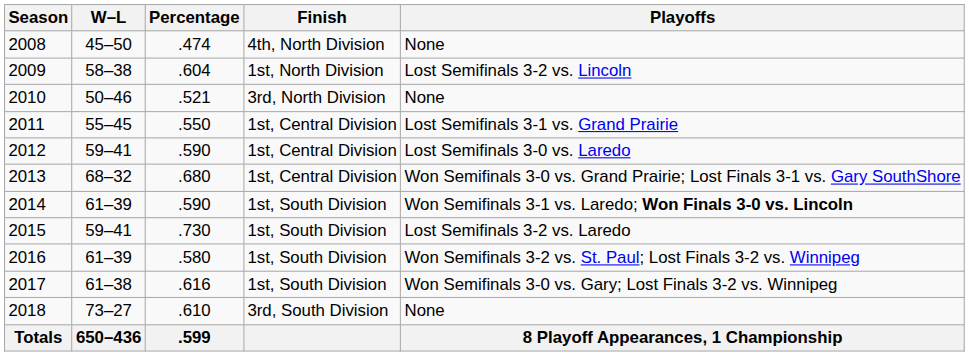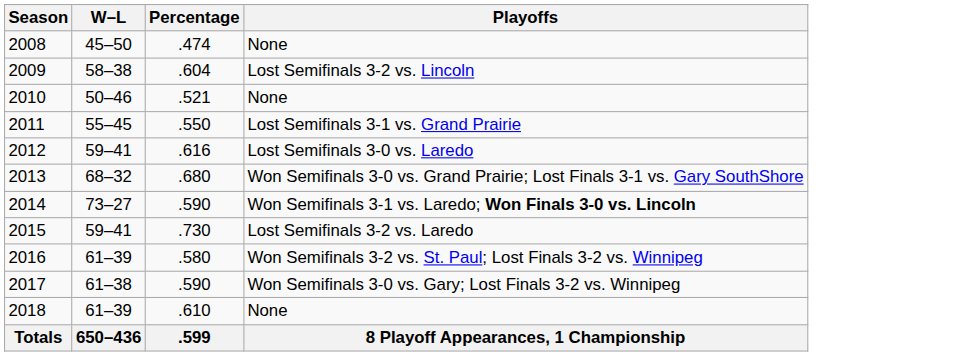- column: (322, 17)
(194, 151) .590 -> (194, 151) .616
(109, 204) 61–39 -> (109, 204) 73–27
(194, 284) .616 -> (194, 284) .590
(109, 310) 73–27 -> (109, 310) 61–39
